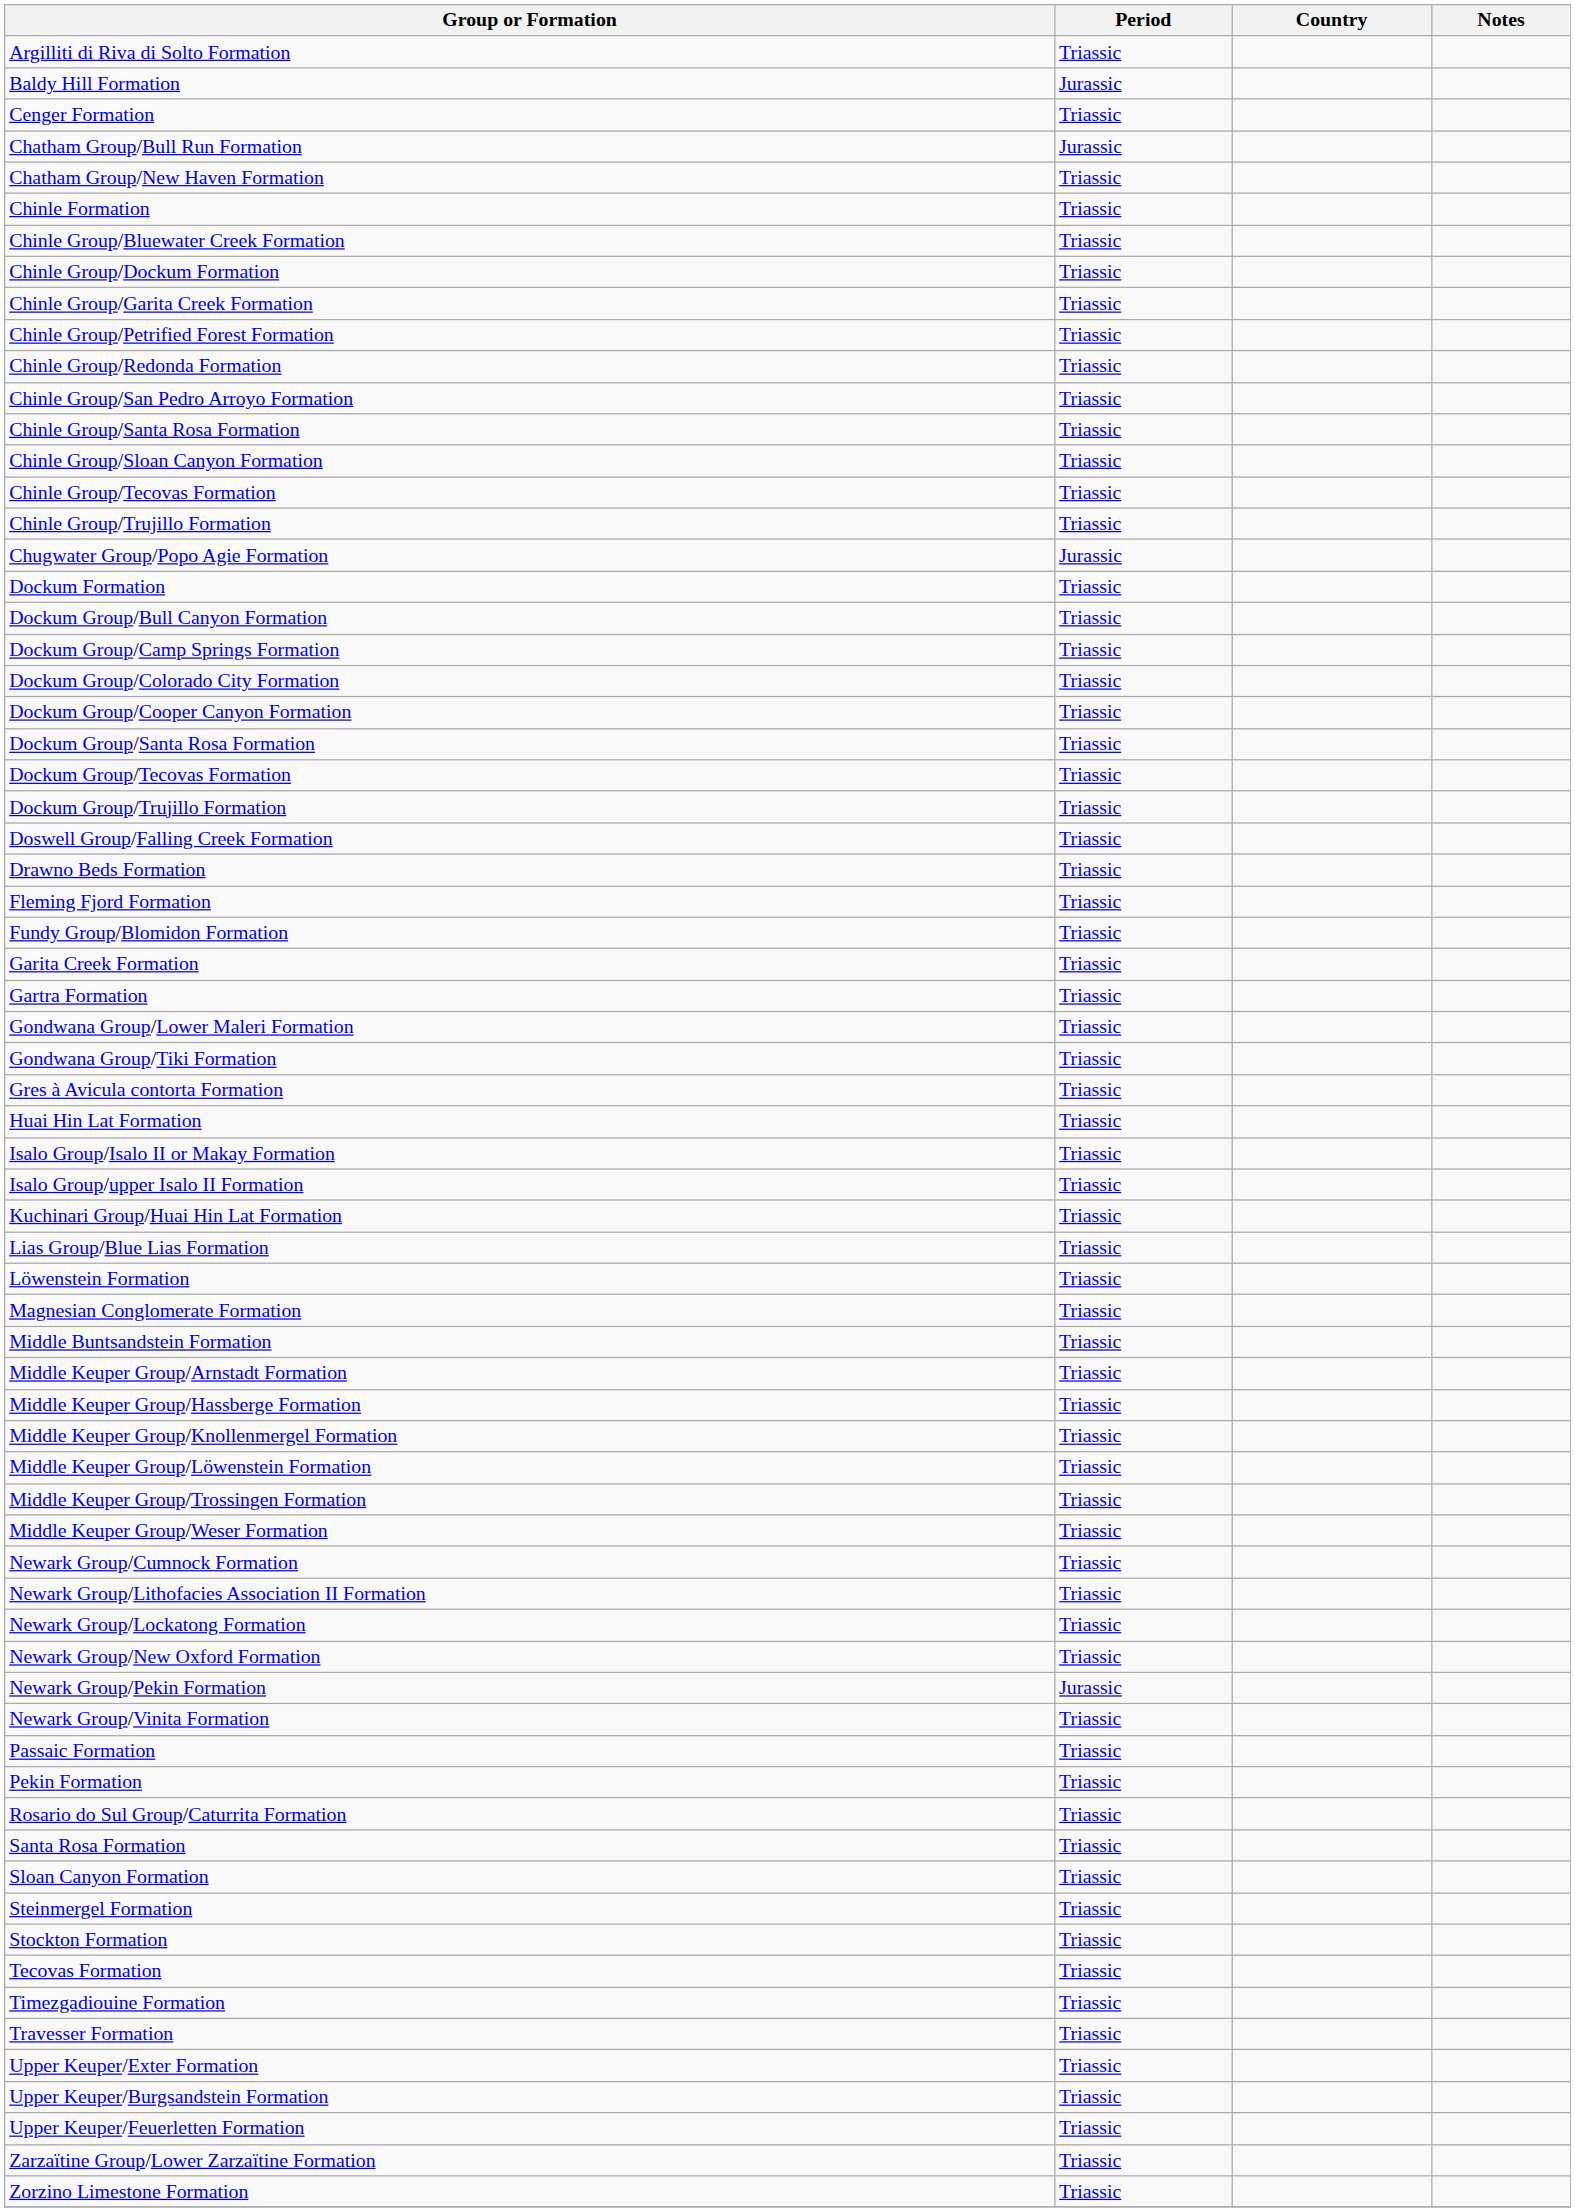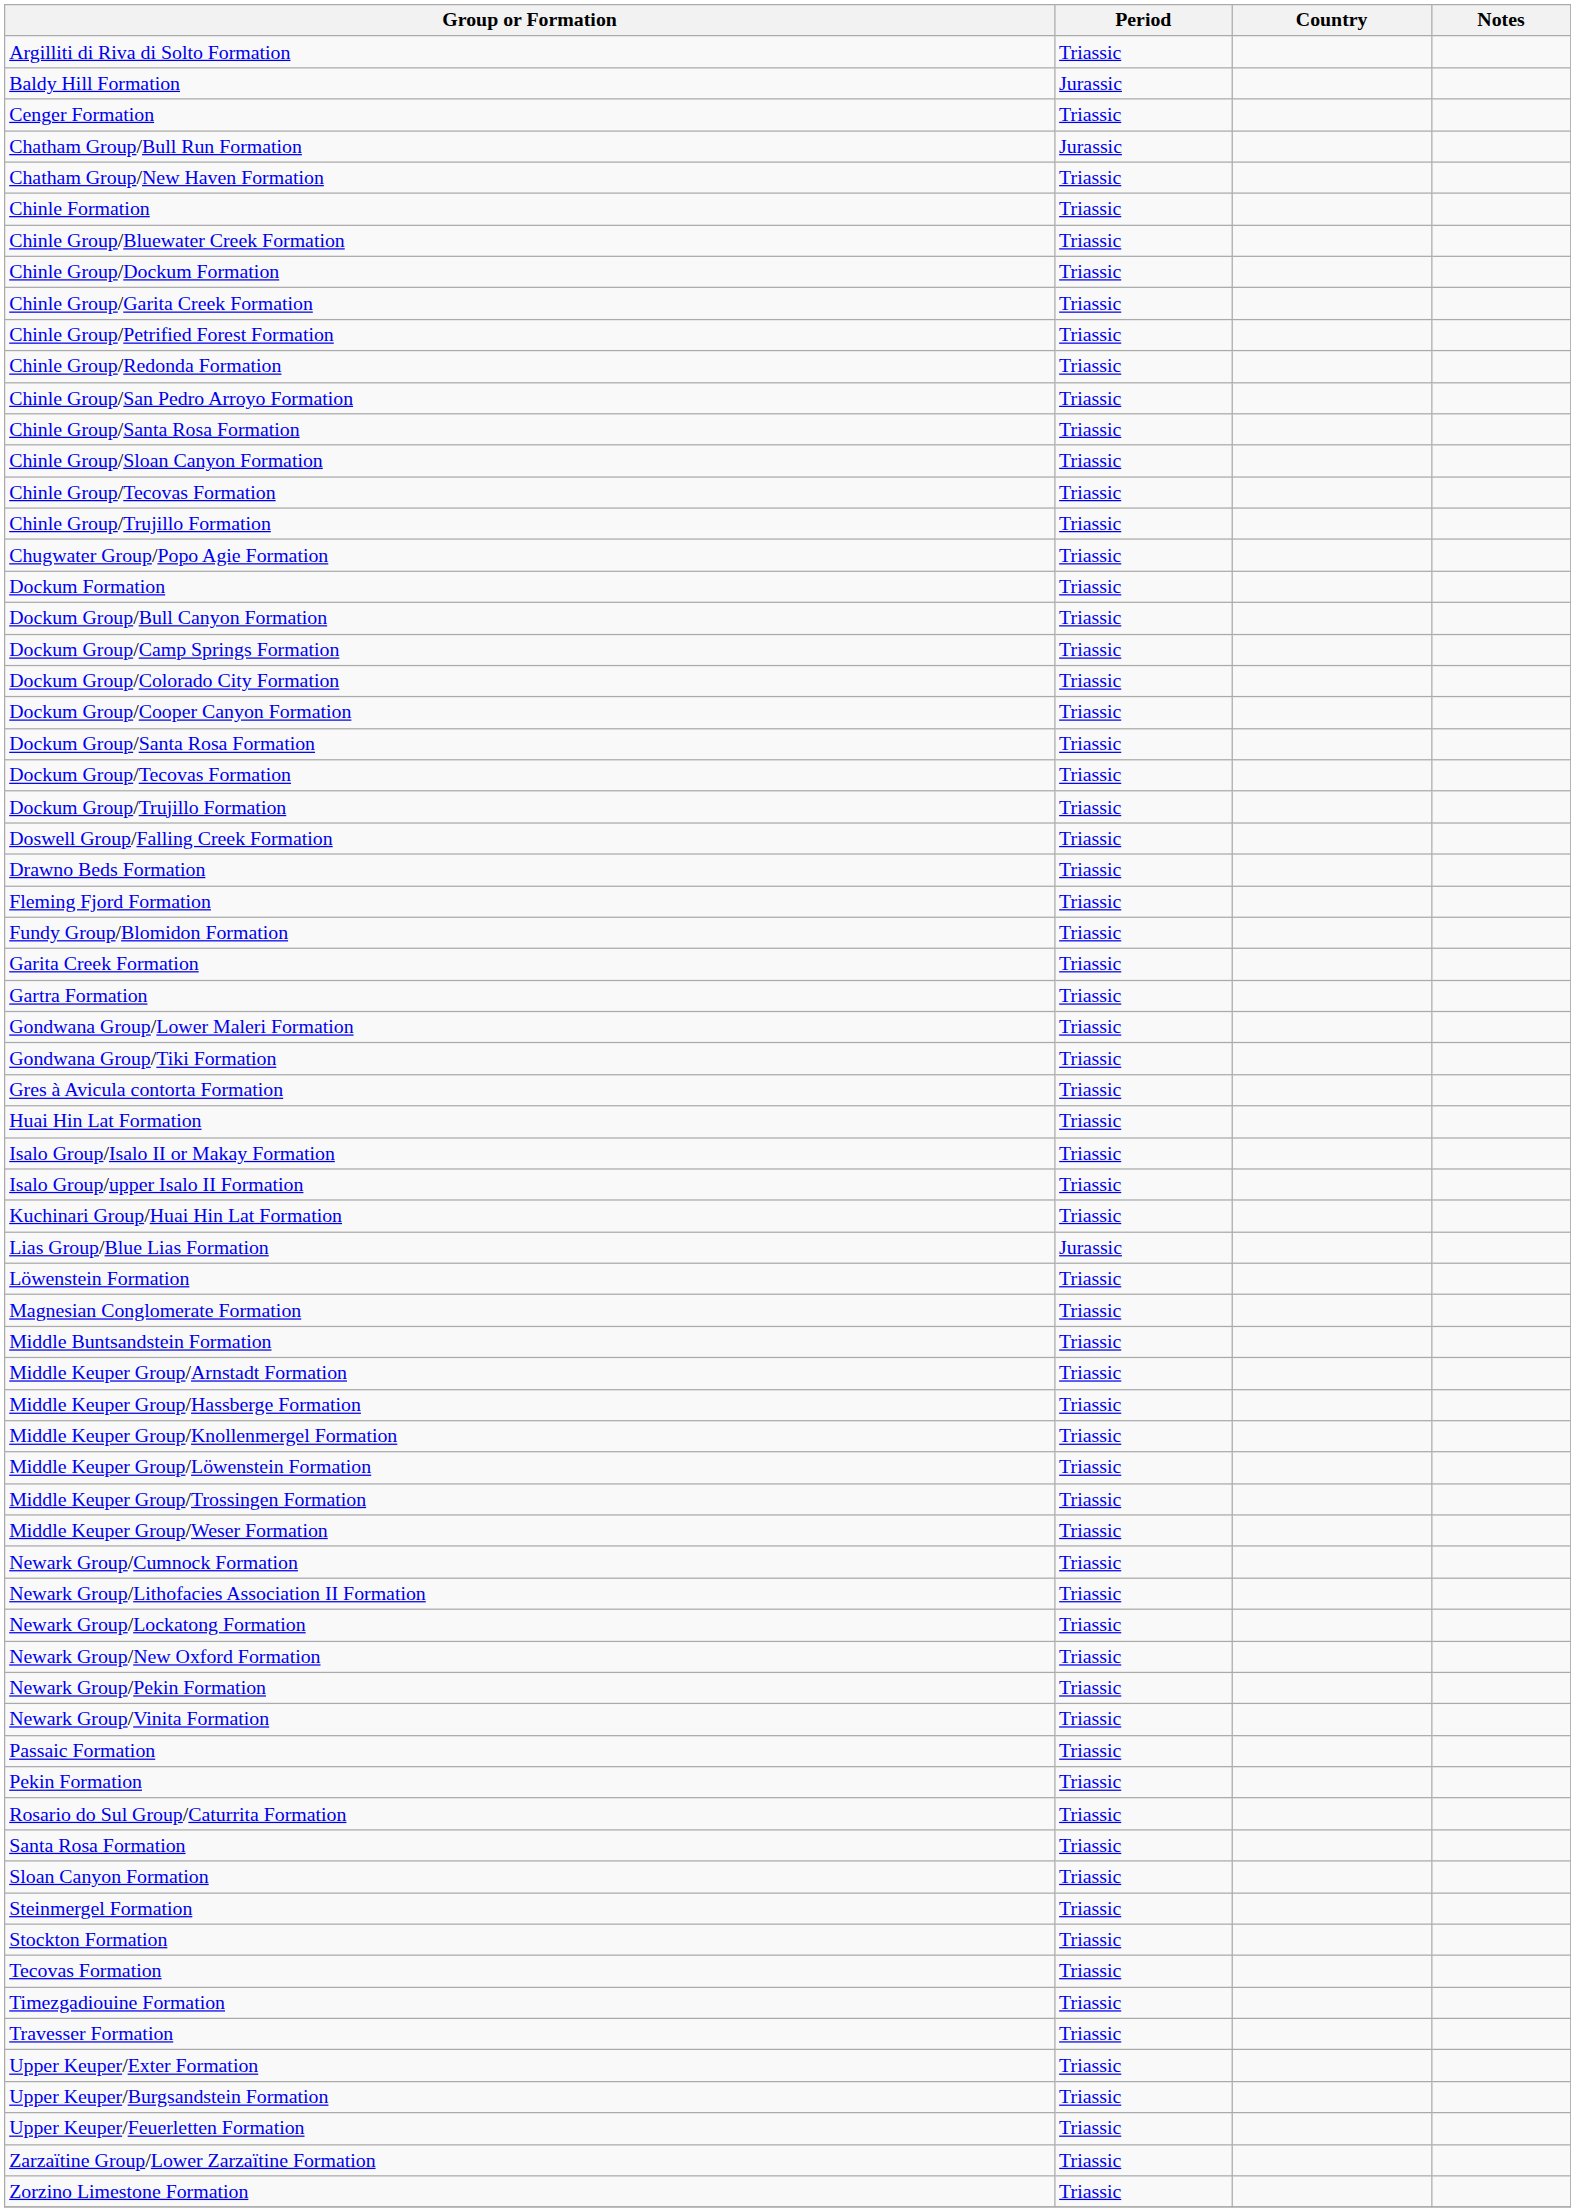(1091, 555) Jurassic -> (1090, 555) Triassic
(1090, 1247) Triassic -> (1091, 1247) Jurassic
(1091, 1687) Jurassic -> (1090, 1687) Triassic
